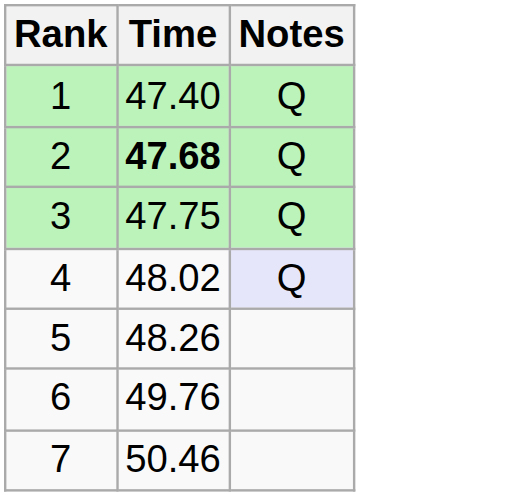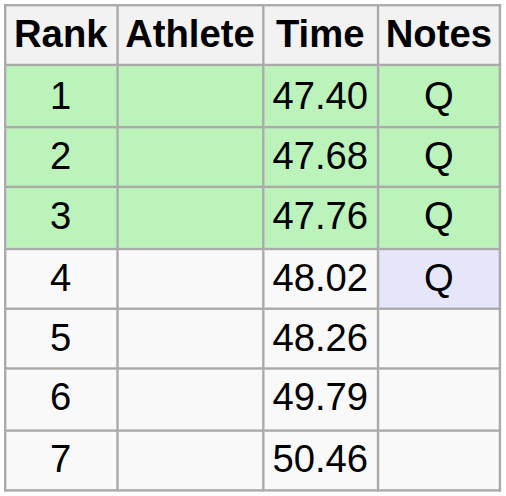+ column: (190, 34)
(173, 156) bold -> (320, 156) normal
(173, 216) 47.75 -> (320, 216) 47.76
(173, 398) 49.76 -> (320, 398) 49.79
